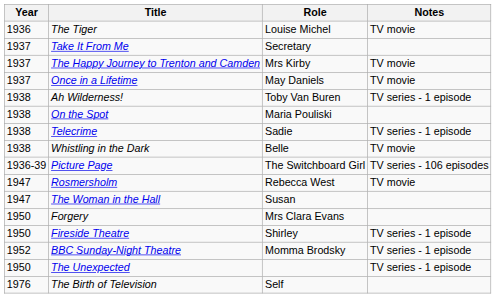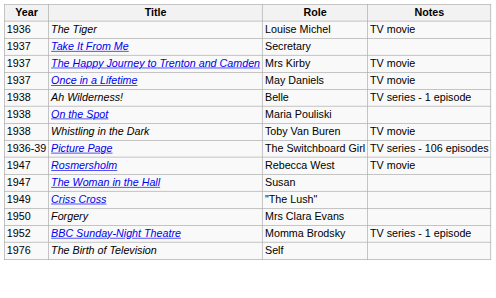(303, 98) Toby Van Buren -> (277, 98) Belle
- row: (74, 132)
(277, 149) Belle -> (303, 132) Toby Van Buren
+ row: (79, 200)
- row: (90, 234)
- row: (90, 268)
